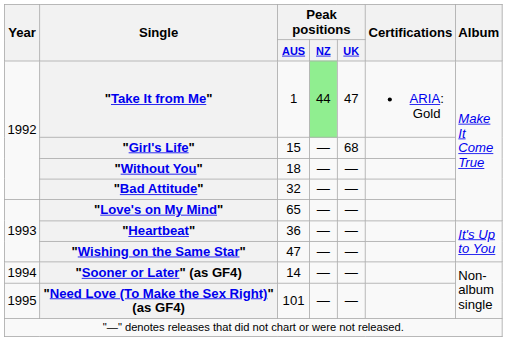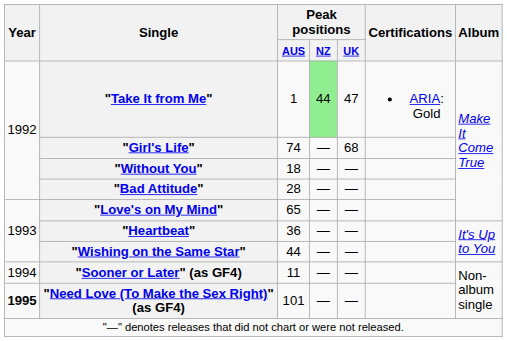(294, 147) 15 -> (294, 147) 74
(294, 189) 32 -> (294, 189) 28
(294, 251) 47 -> (294, 251) 44
(294, 272) 14 -> (294, 272) 11
(22, 300) normal -> (22, 300) bold
